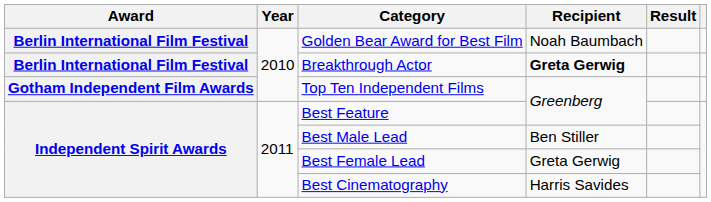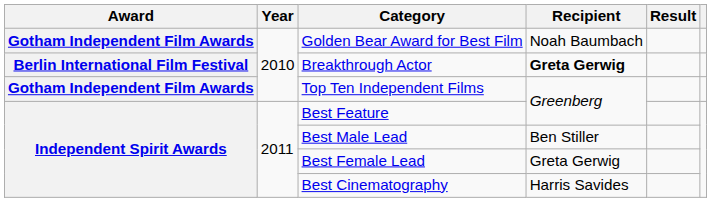(131, 40) Berlin International Film Festival -> (131, 40) Gotham Independent Film Awards
